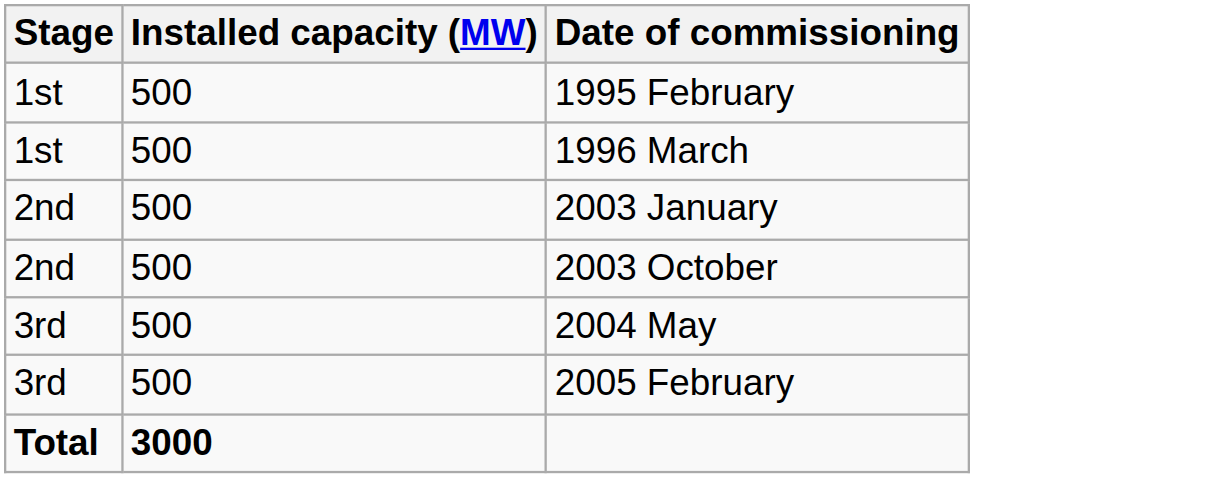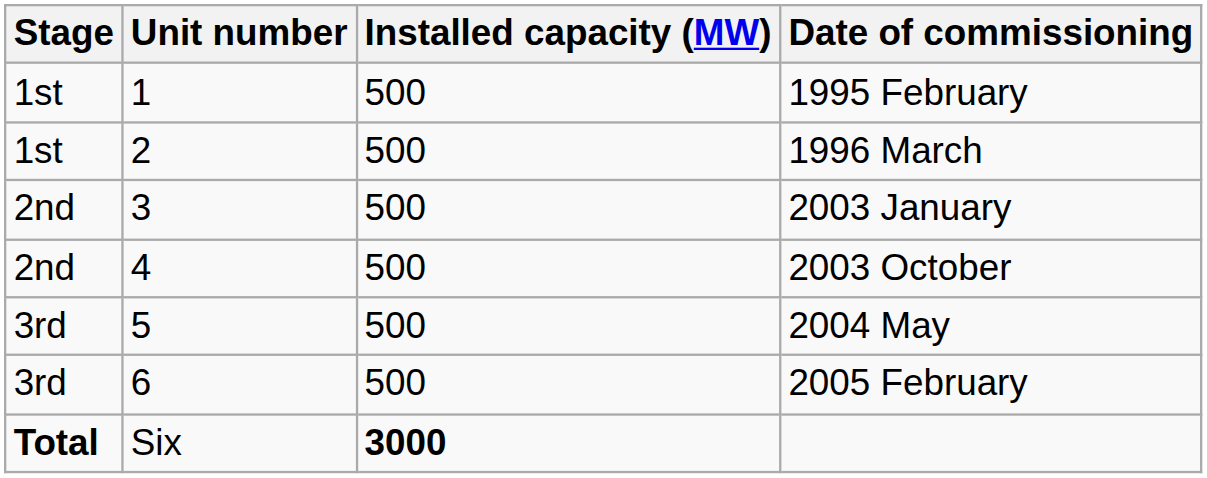+ column: (239, 33)
